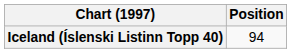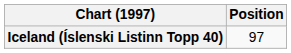(256, 37) 94 -> (256, 37) 97
